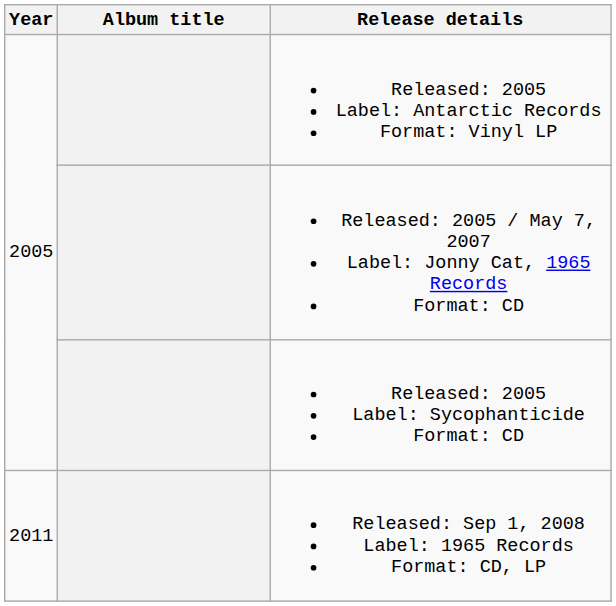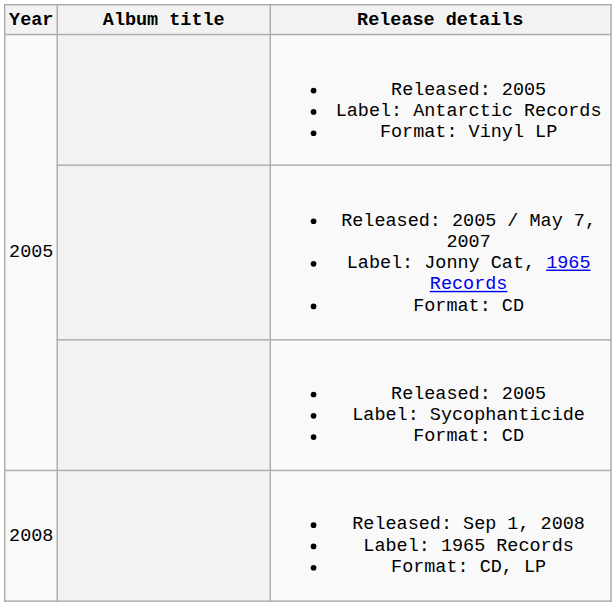(31, 536) 2011 -> (31, 536) 2008
